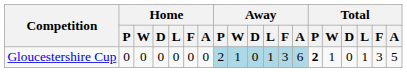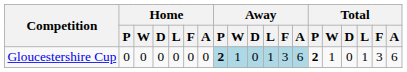(221, 57) normal -> (221, 57) bold
(394, 57) 5 -> (394, 57) 6
